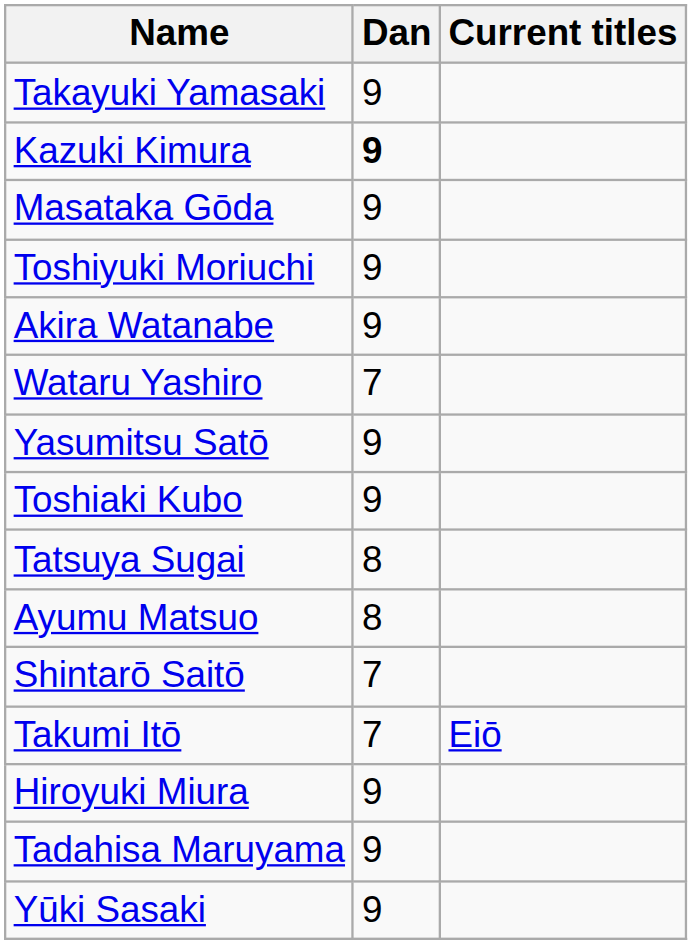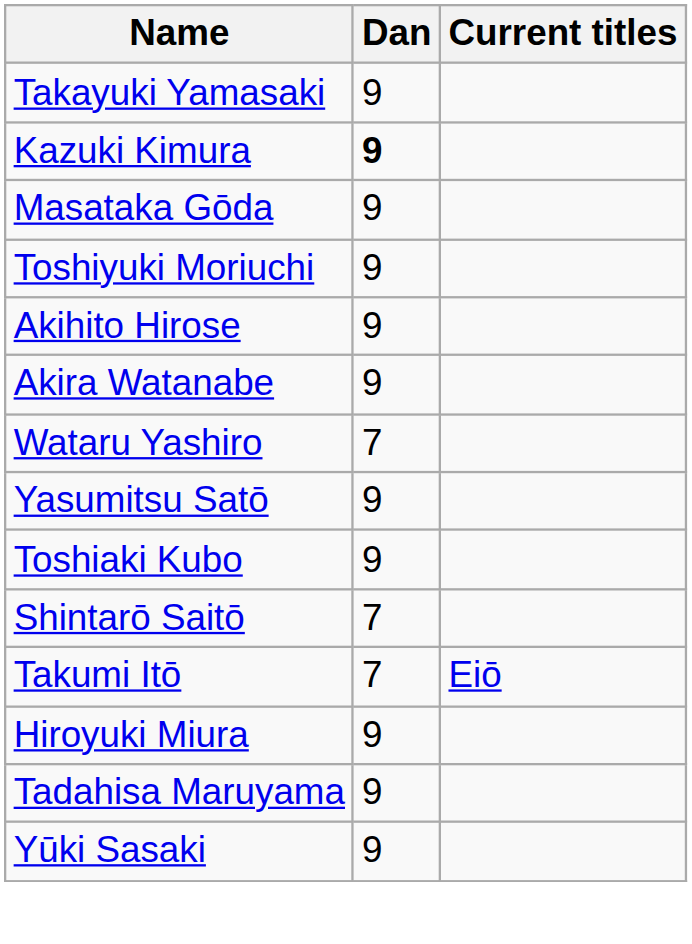+ row: (127, 325)
- row: (129, 558)
- row: (136, 617)
